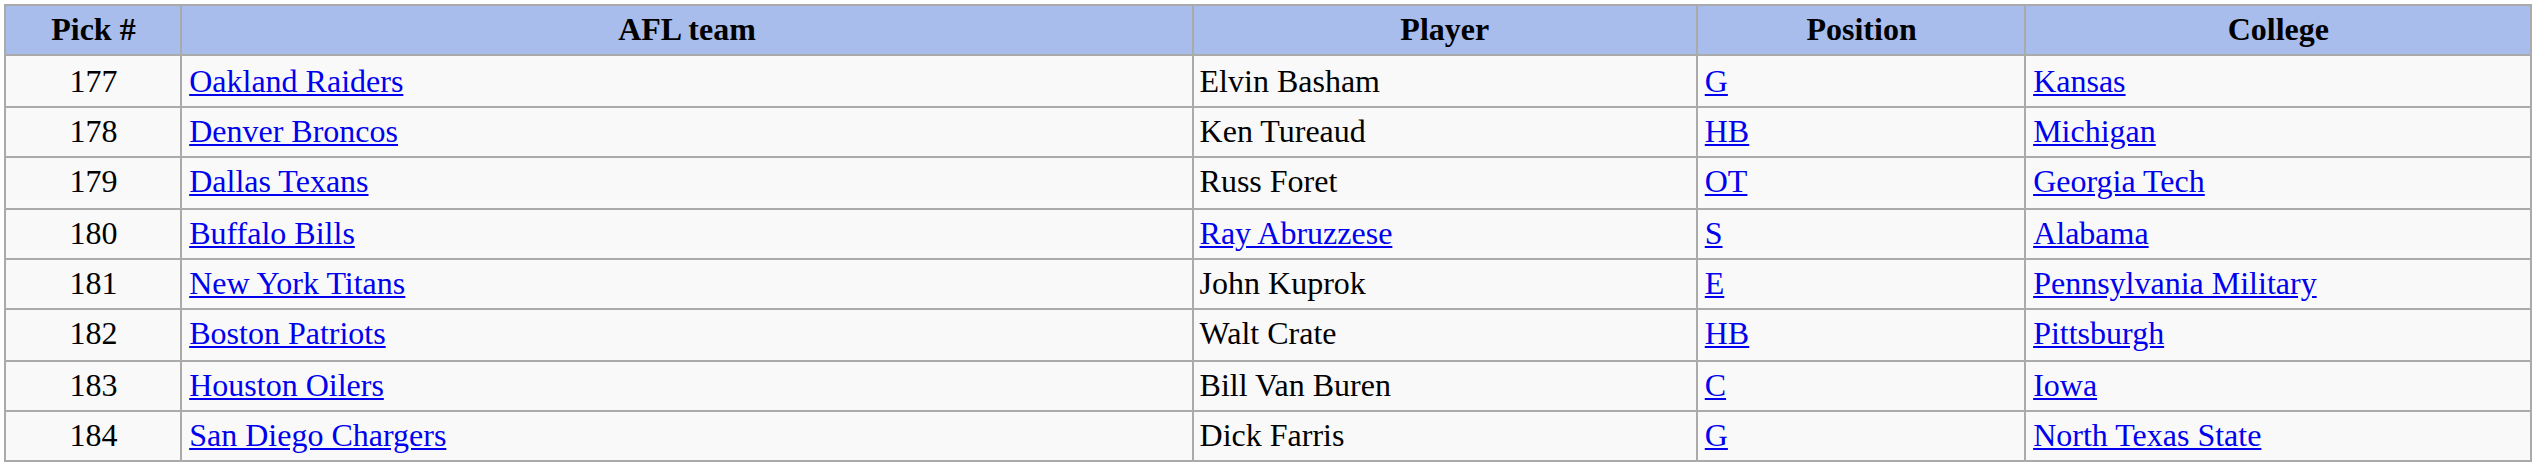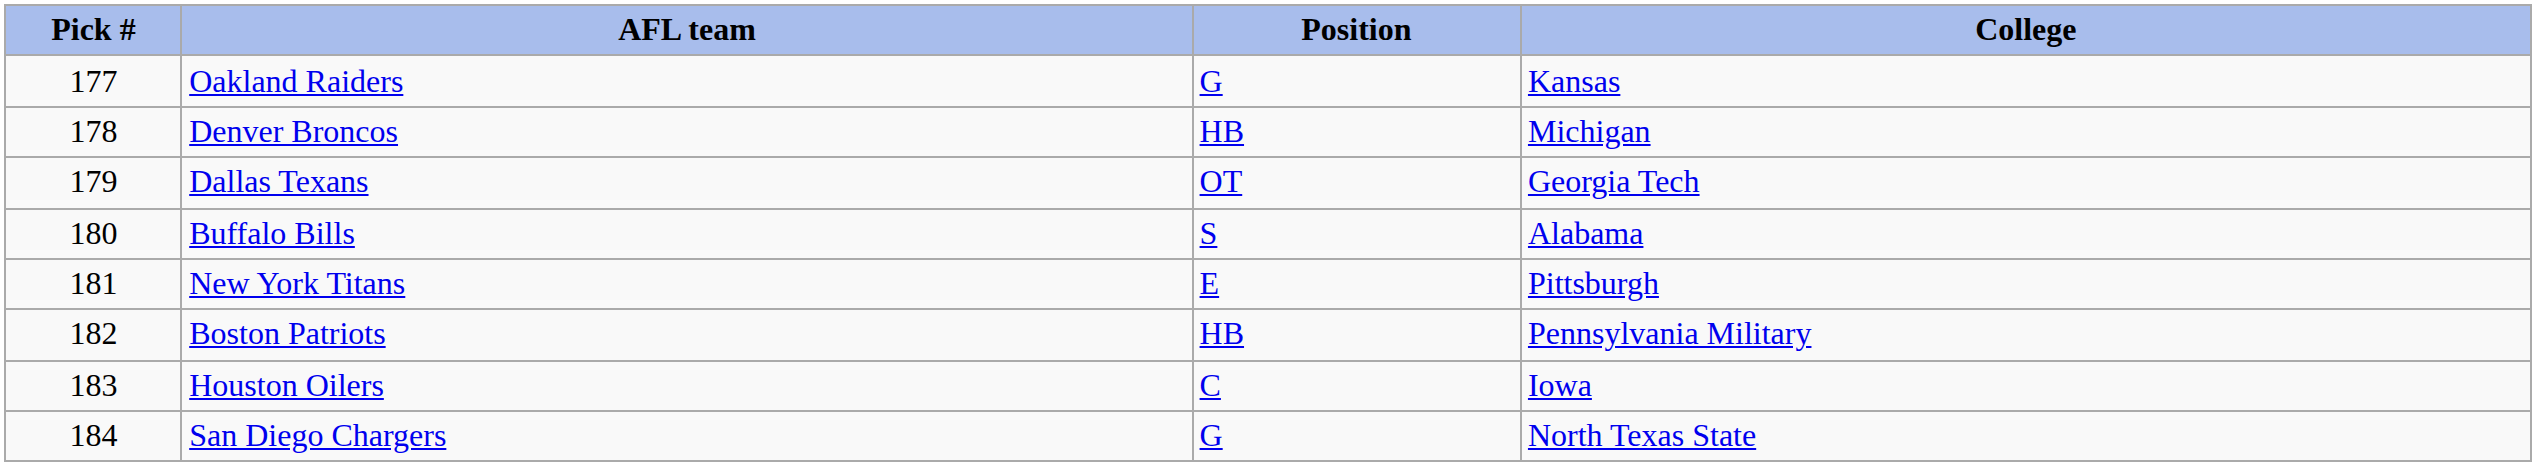- column: (1445, 29)
(2175, 283) Pennsylvania Military -> (1593, 283) Pittsburgh
(2099, 334) Pittsburgh -> (1670, 334) Pennsylvania Military
